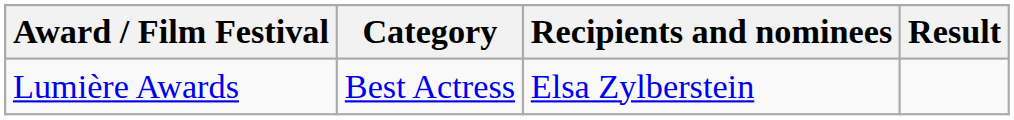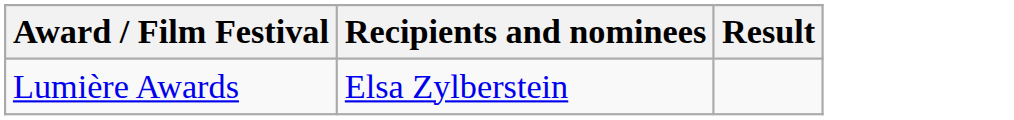- column: (430, 31)
